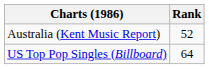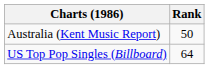(187, 34) 52 -> (187, 34) 50
